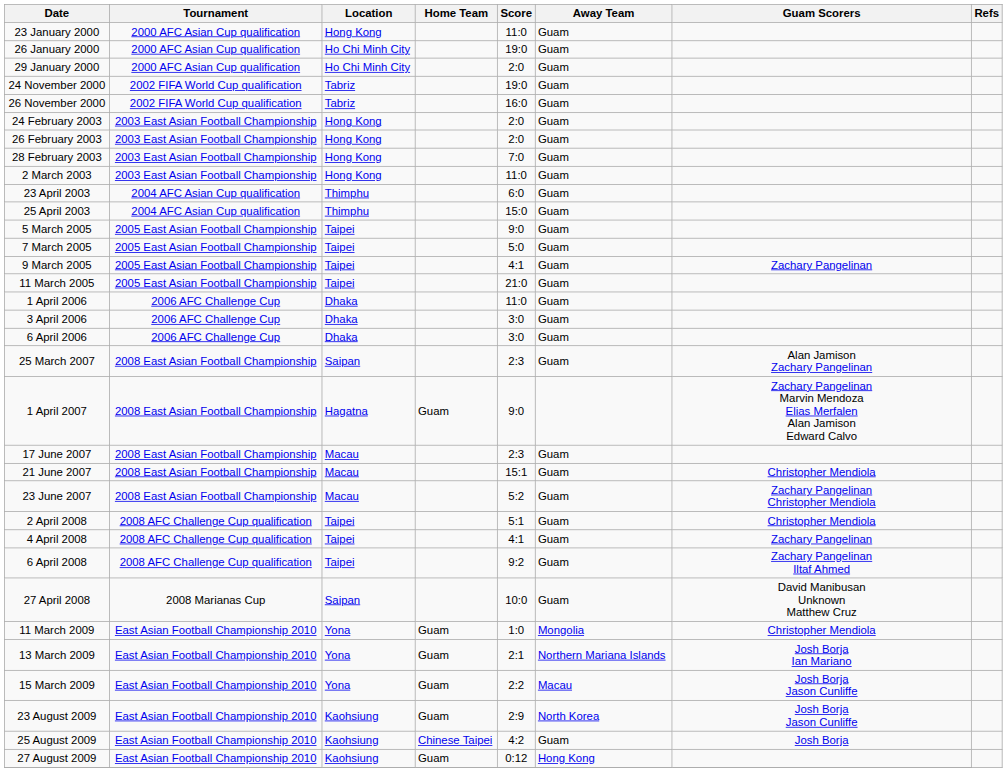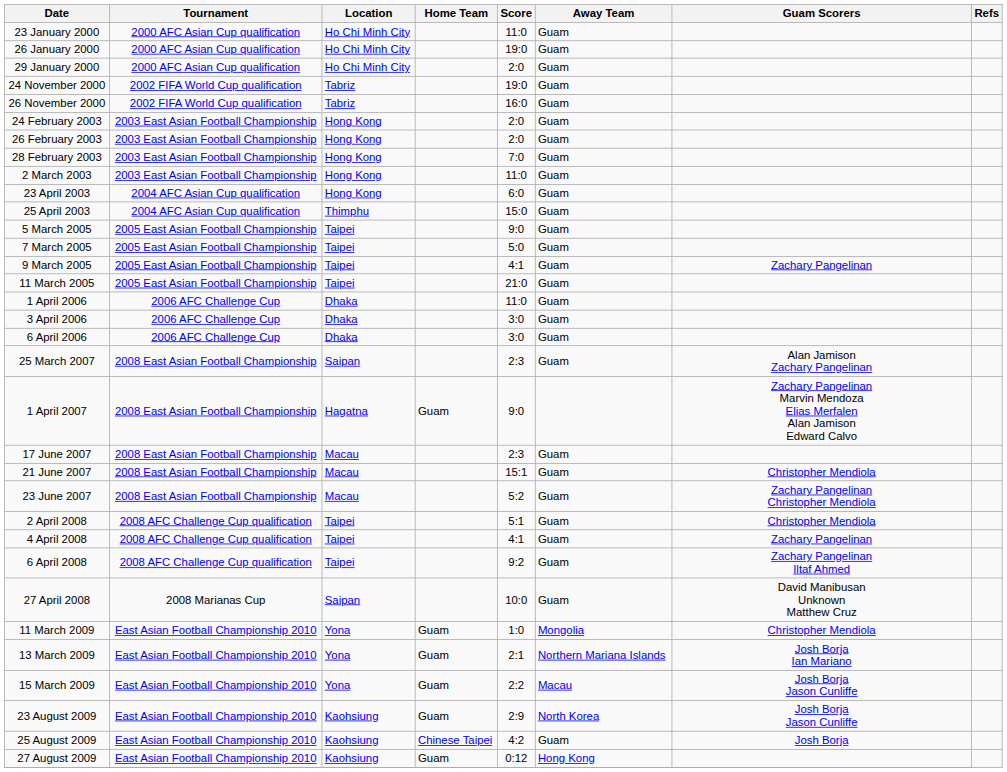(353, 32) Hong Kong -> (367, 32) Ho Chi Minh City
(347, 193) Thimphu -> (353, 193) Hong Kong
